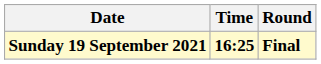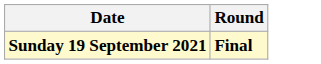- column: (234, 18)
